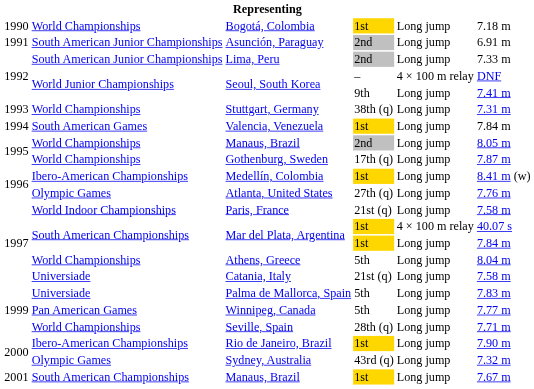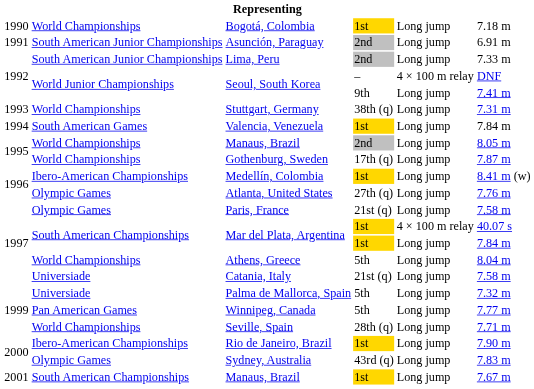(104, 209) World Indoor Championships -> (71, 209) Olympic Games
(494, 293) 7.83 m -> (494, 293) 7.32 m
(494, 360) 7.32 m -> (494, 360) 7.83 m
